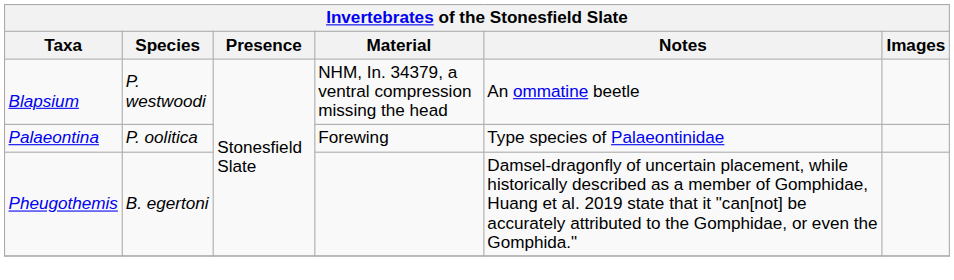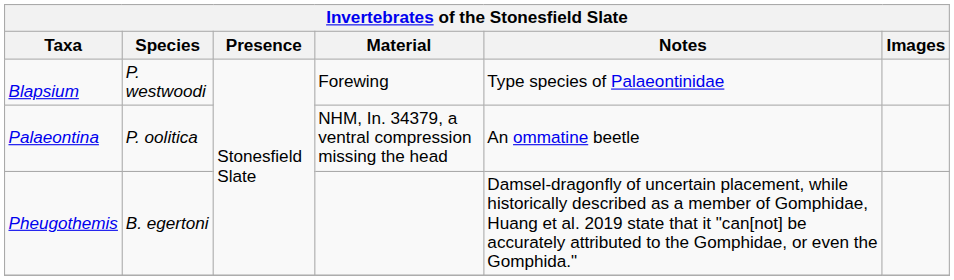(395, 91) NHM, In. 34379, a ventral compression missing the head -> (353, 82) Forewing
(563, 91) An ommatine beetle -> (606, 82) Type species of Palaeontinidae
(353, 138) Forewing -> (395, 138) NHM, In. 34379, a ventral compression missing the head
(606, 138) Type species of Palaeontinidae -> (563, 138) An ommatine beetle
